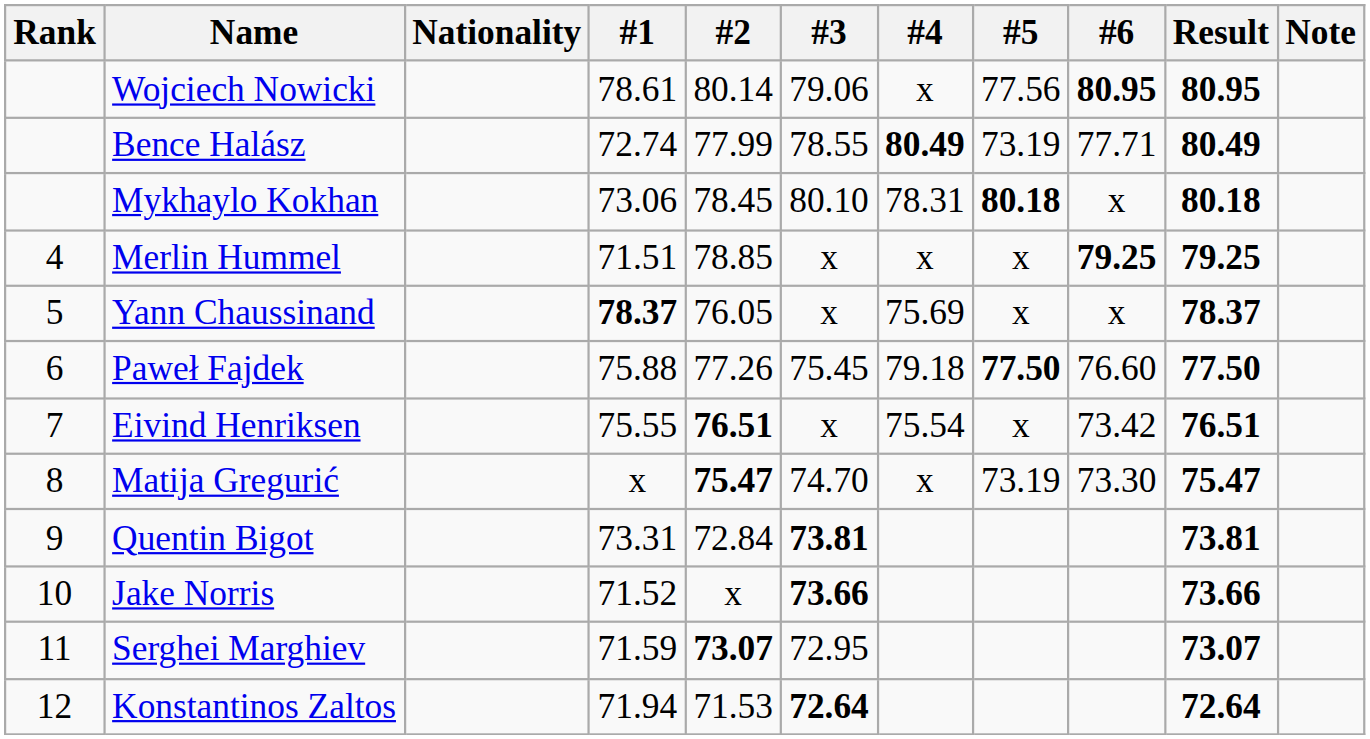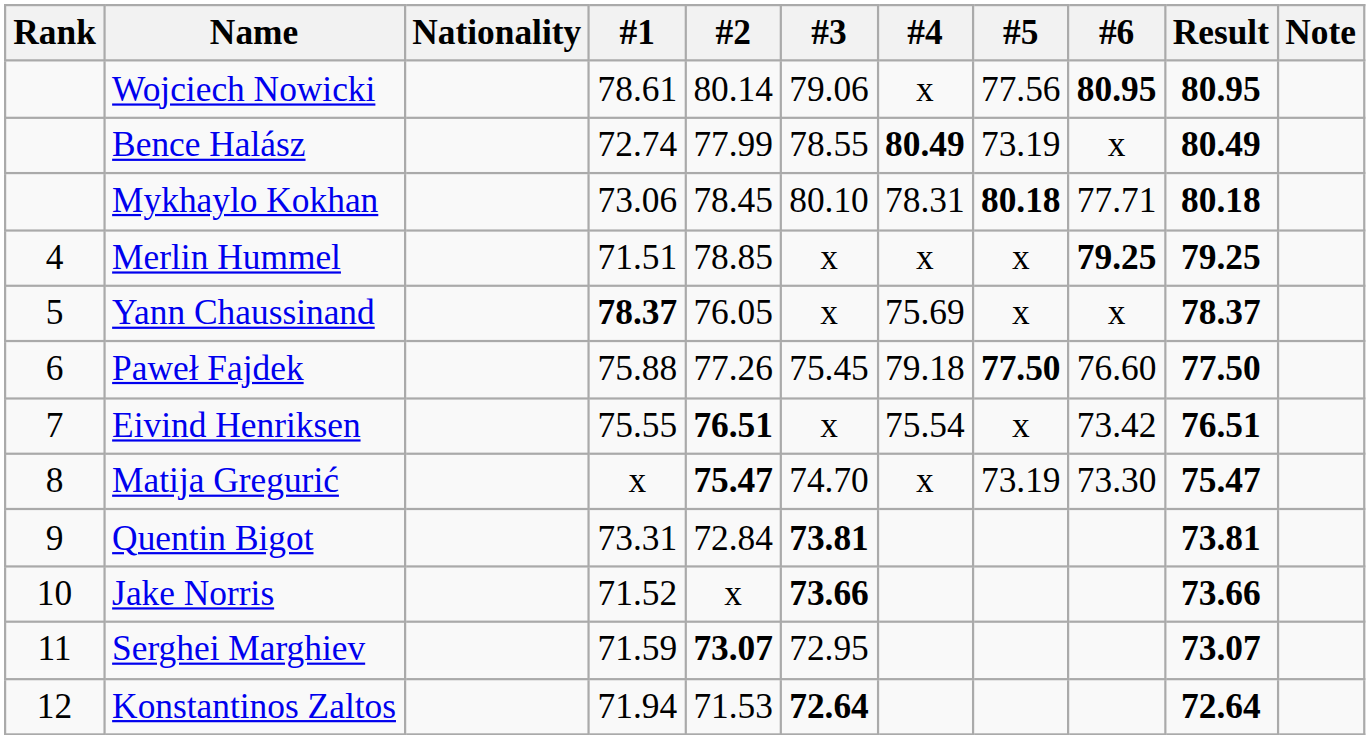(1117, 144) 77.71 -> (1117, 144) x
(1117, 200) x -> (1117, 200) 77.71
